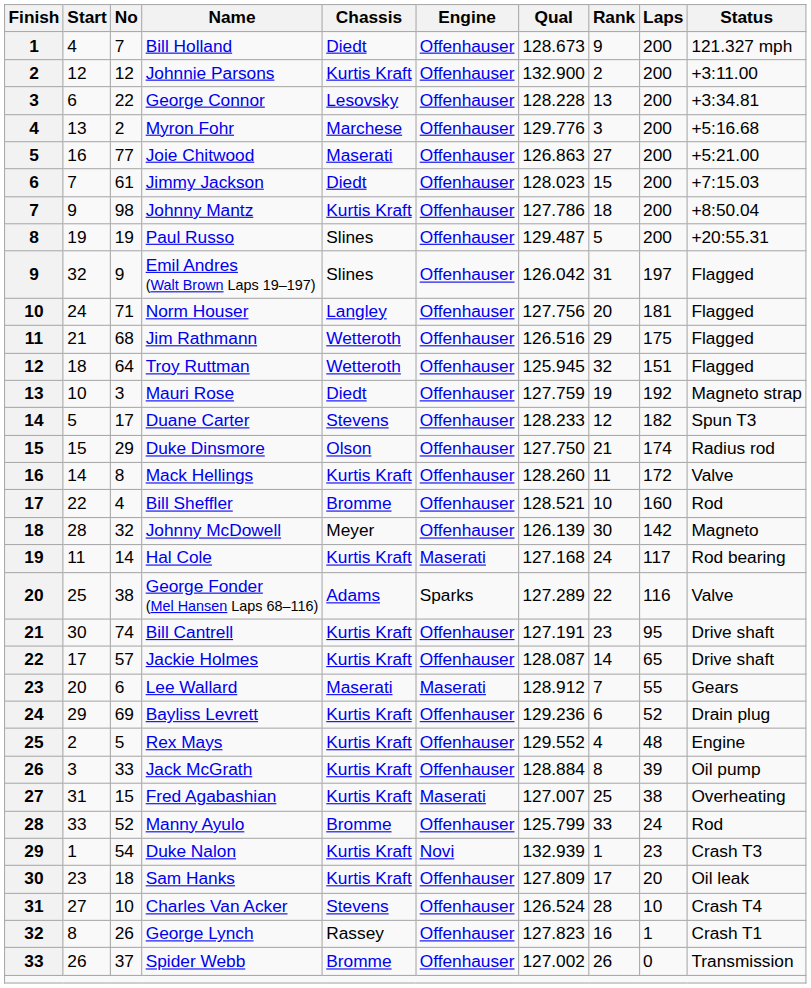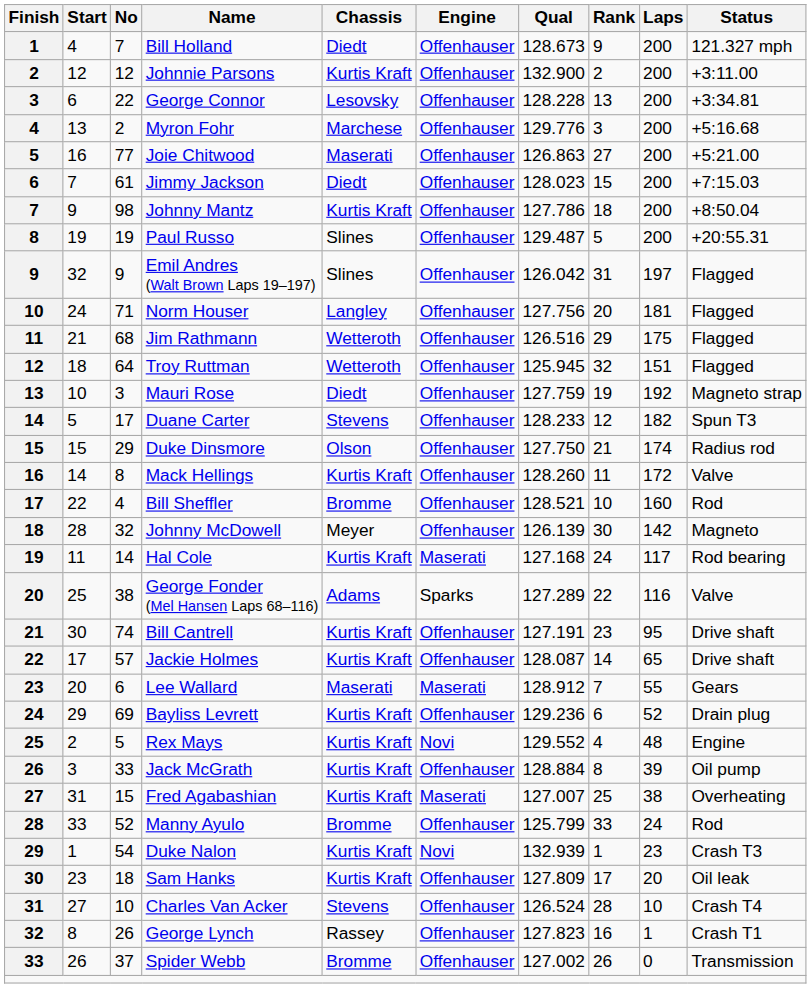(467, 742) Offenhauser -> (437, 742) Novi
